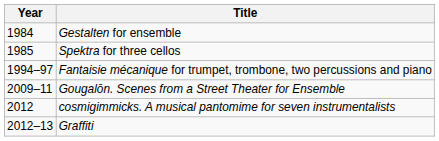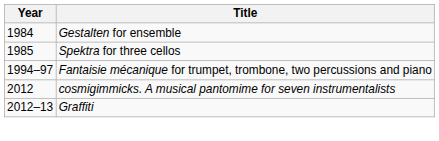- row: (202, 88)
